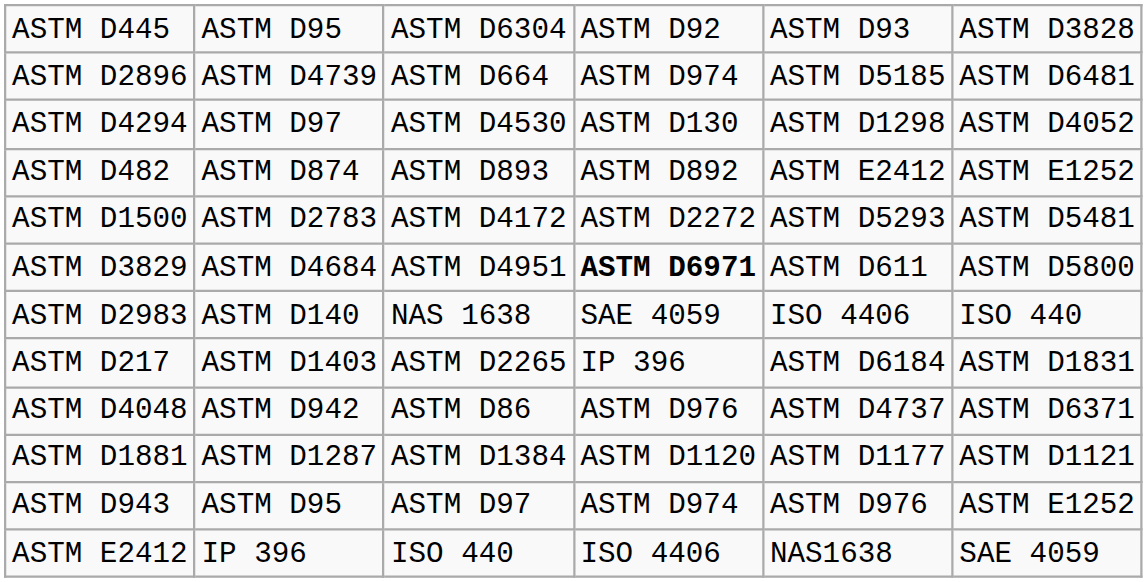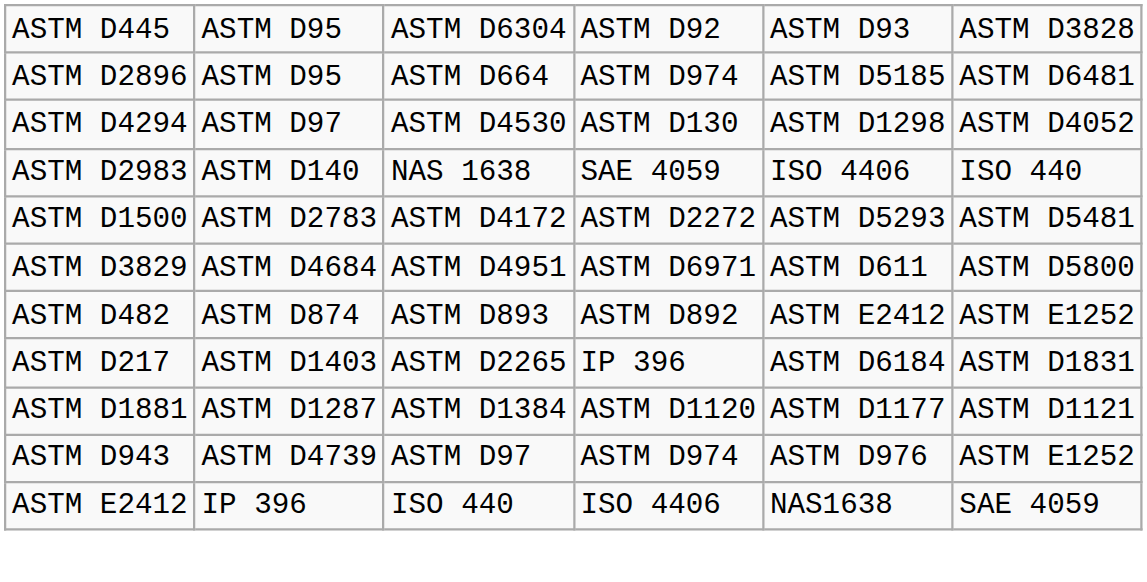(289, 77) ASTM D4739 -> (272, 77) ASTM D95
rows swapped: (91, 172) <-> (100, 315)
(668, 267) bold -> (668, 267) normal
- row: (100, 410)
(272, 506) ASTM D95 -> (289, 458) ASTM D4739
